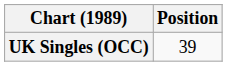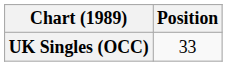(188, 46) 39 -> (188, 46) 33
